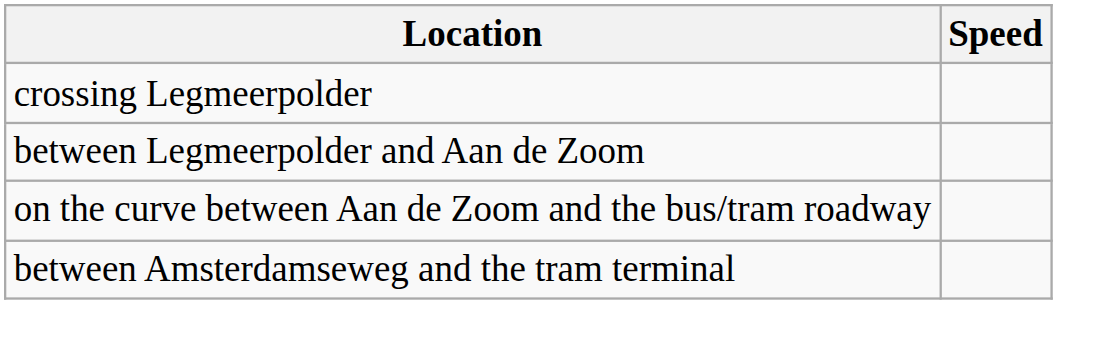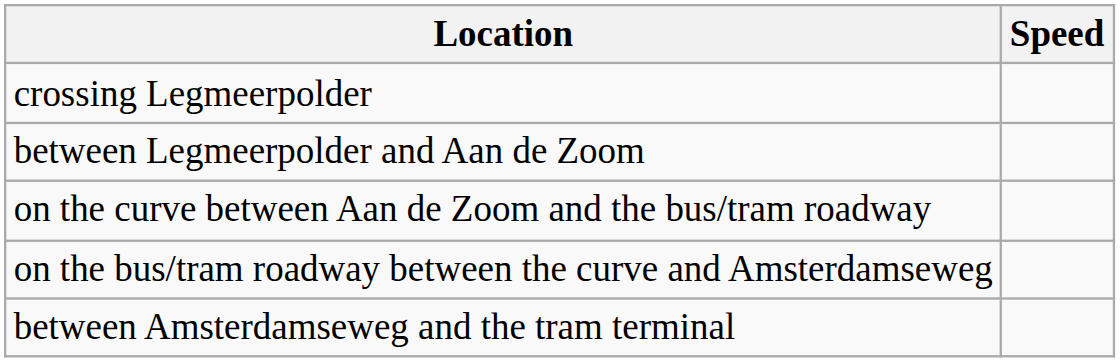+ row: (503, 268)
